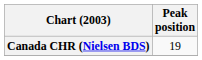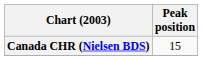(175, 45) 19 -> (175, 45) 15
